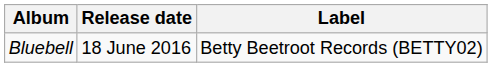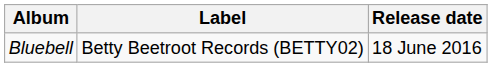columns swapped: (137, 18) <-> (341, 18)
